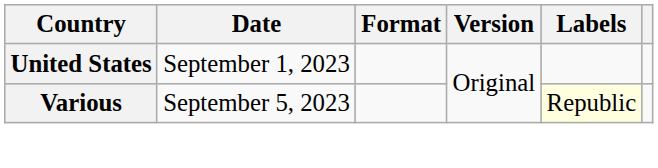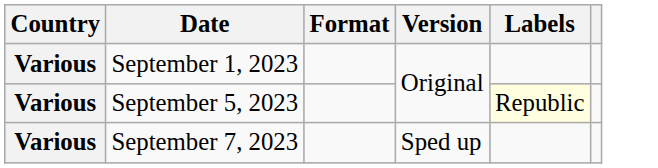(81, 63) United States -> (55, 63) Various
+ row: (205, 142)
